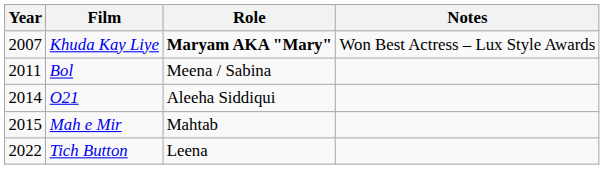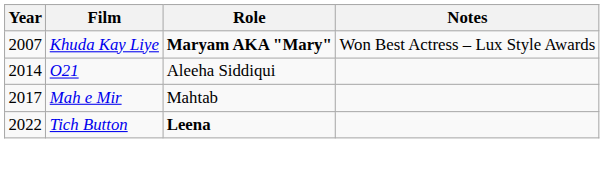- row: (61, 71)
(25, 124) 2015 -> (25, 97) 2017
(187, 151) normal -> (189, 124) bold
